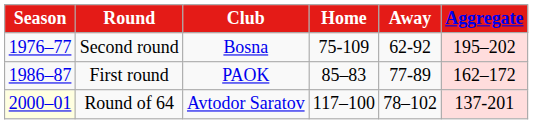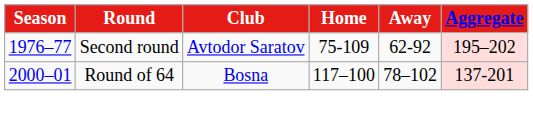(246, 47) Bosna -> (246, 47) Avtodor Saratov
- row: (129, 75)
(40, 103) lightyellow background -> (40, 75) no background
(246, 103) Avtodor Saratov -> (246, 75) Bosna
